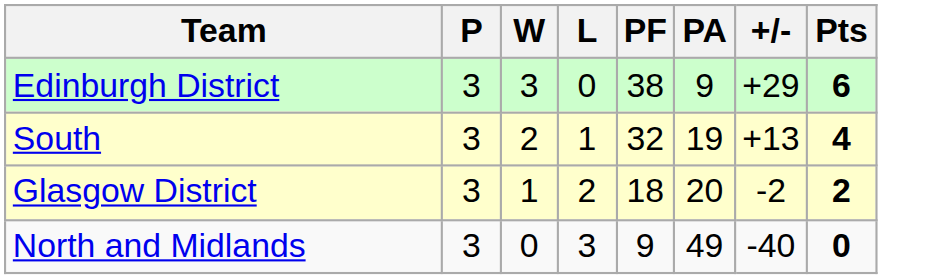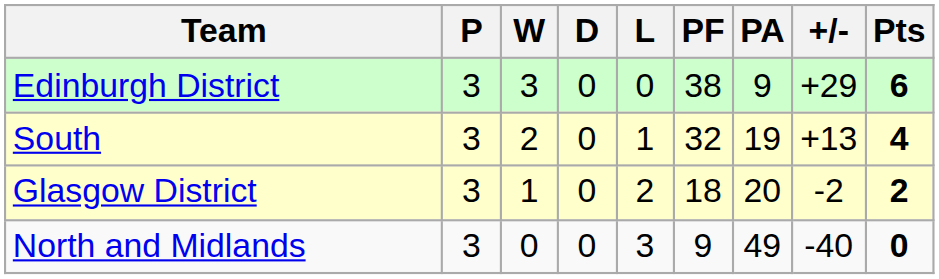+ column: (587, 31)
